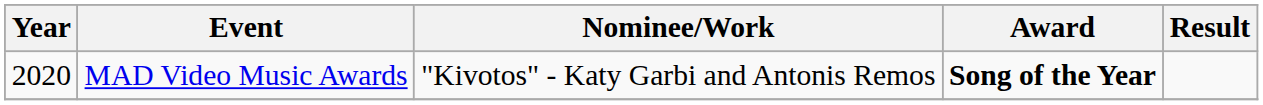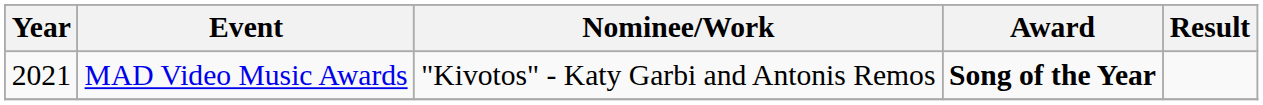(41, 74) 2020 -> (41, 74) 2021
